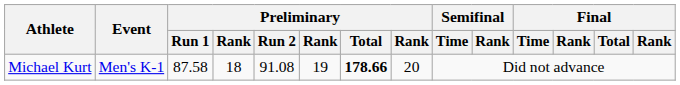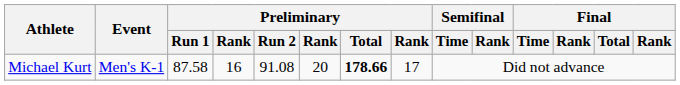(234, 67) 18 -> (234, 67) 16
(320, 67) 19 -> (320, 67) 20
(412, 67) 20 -> (412, 67) 17
